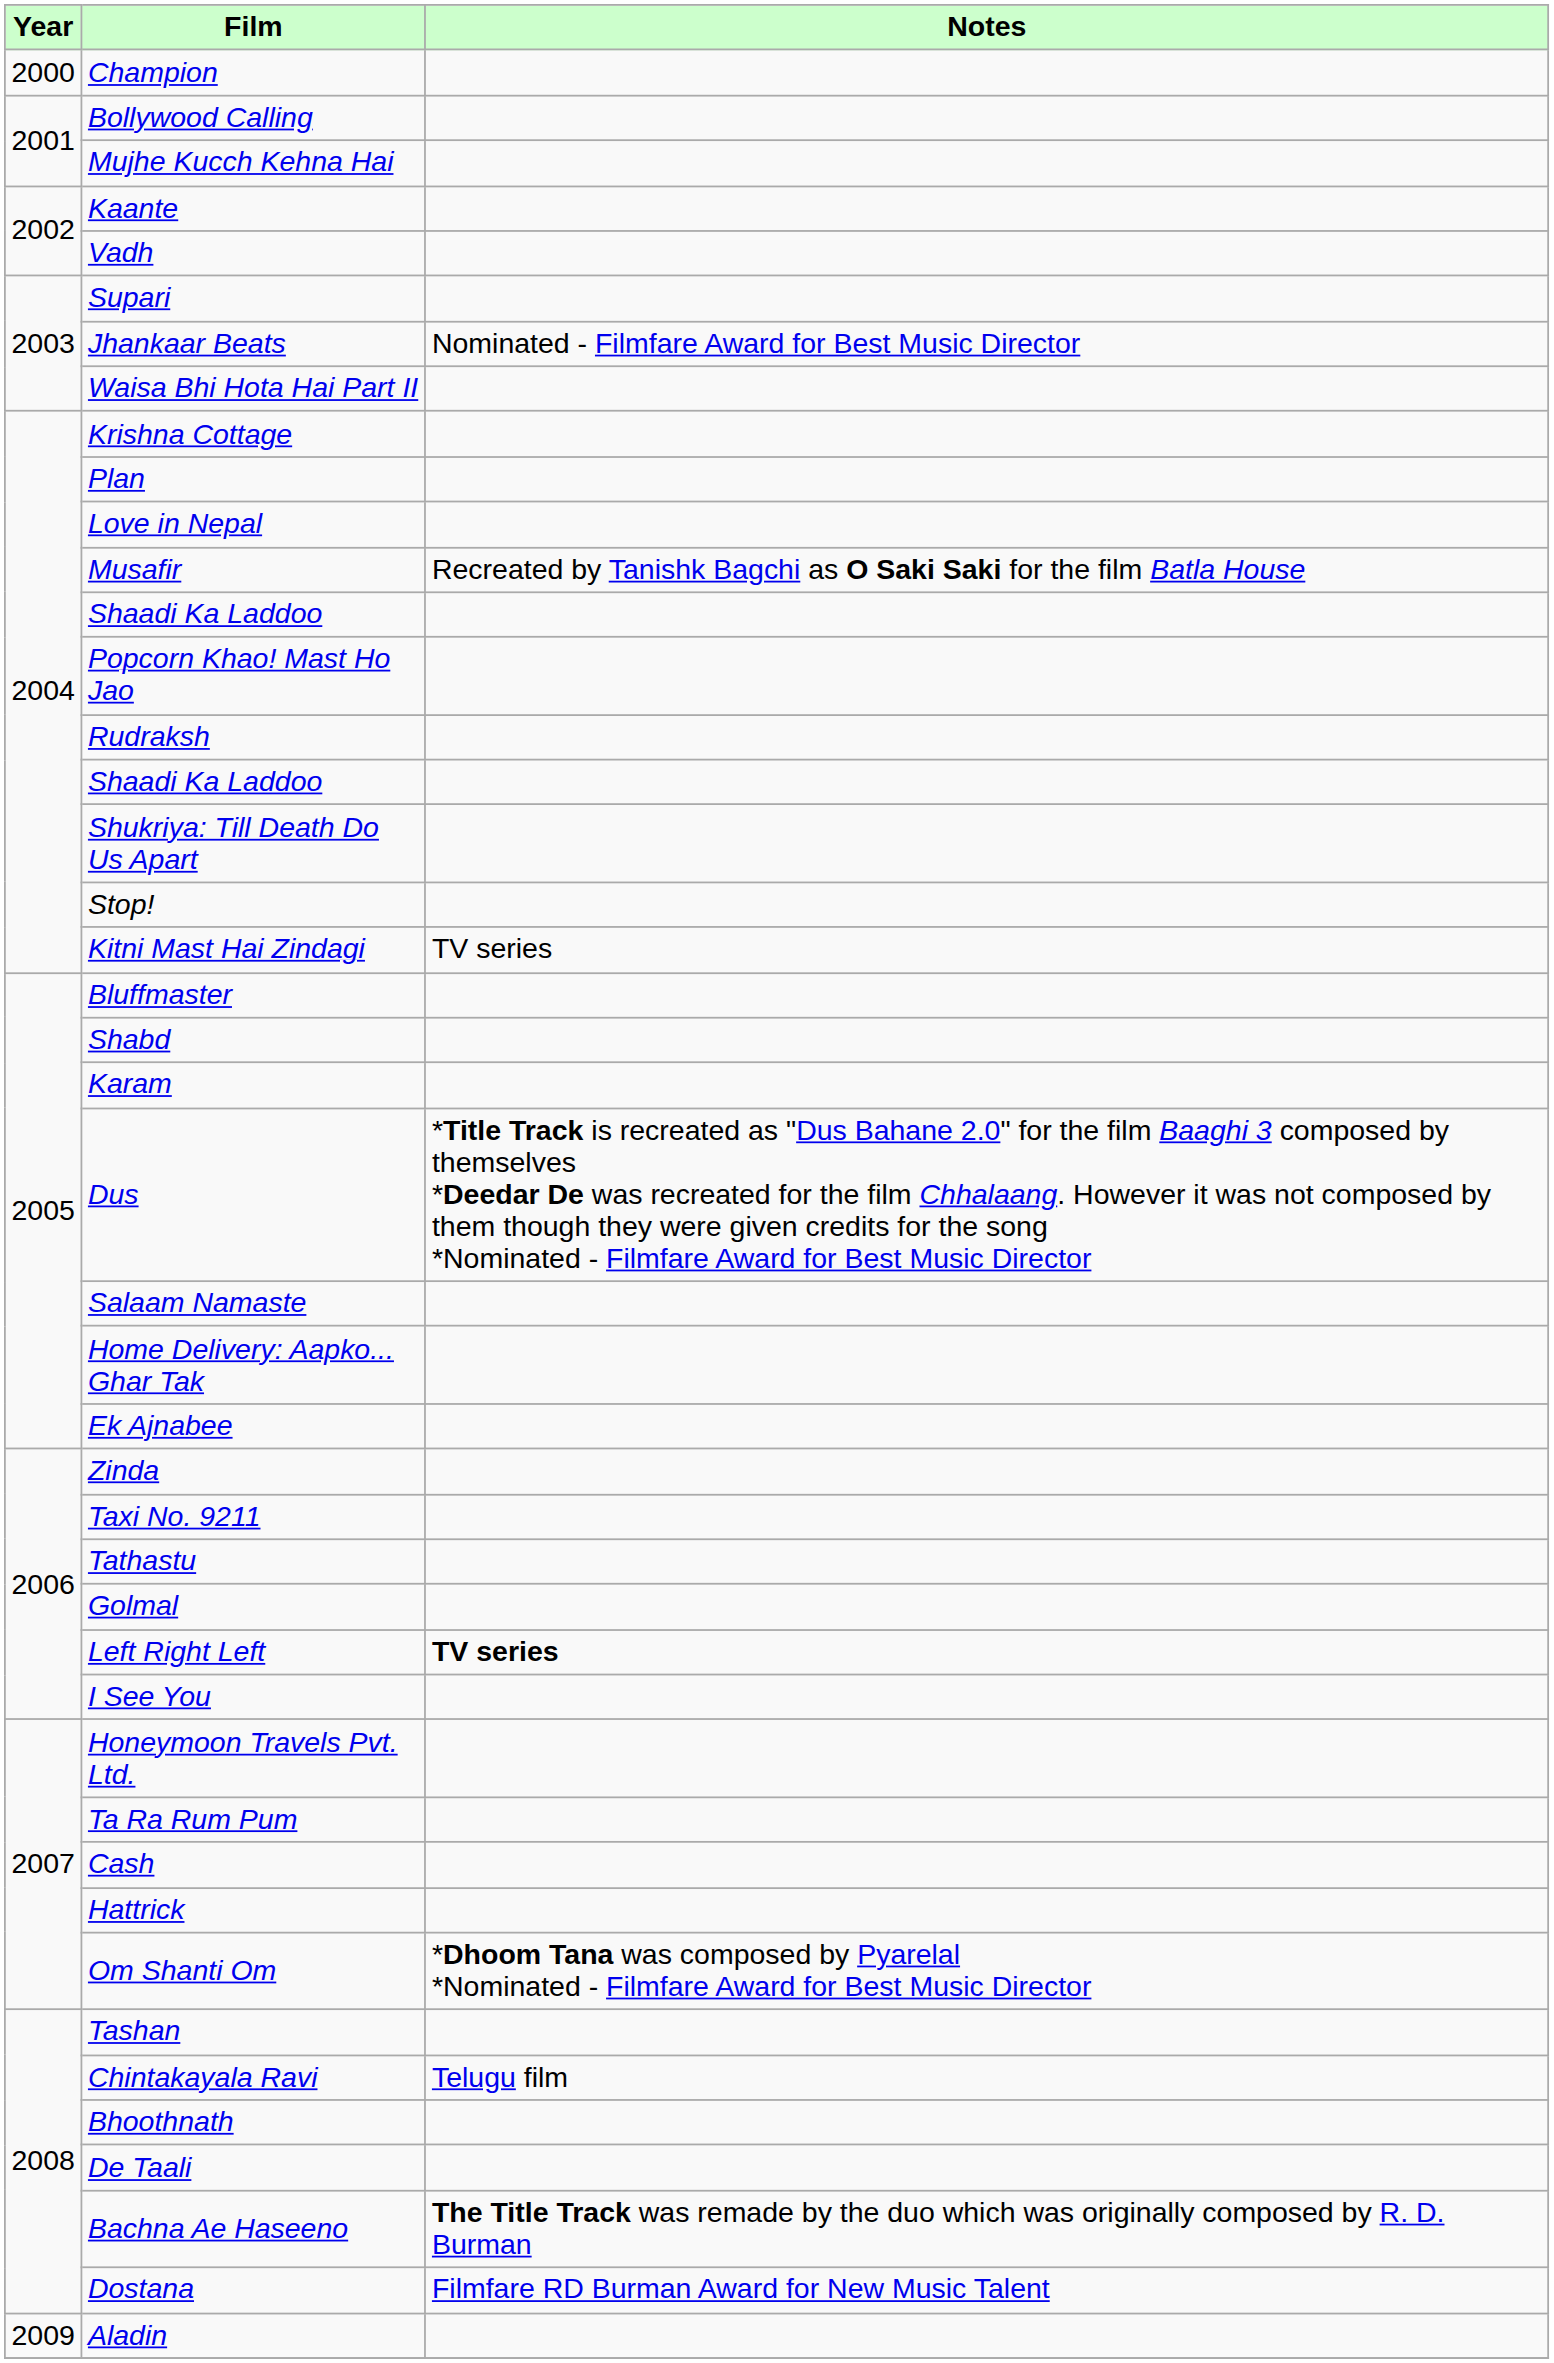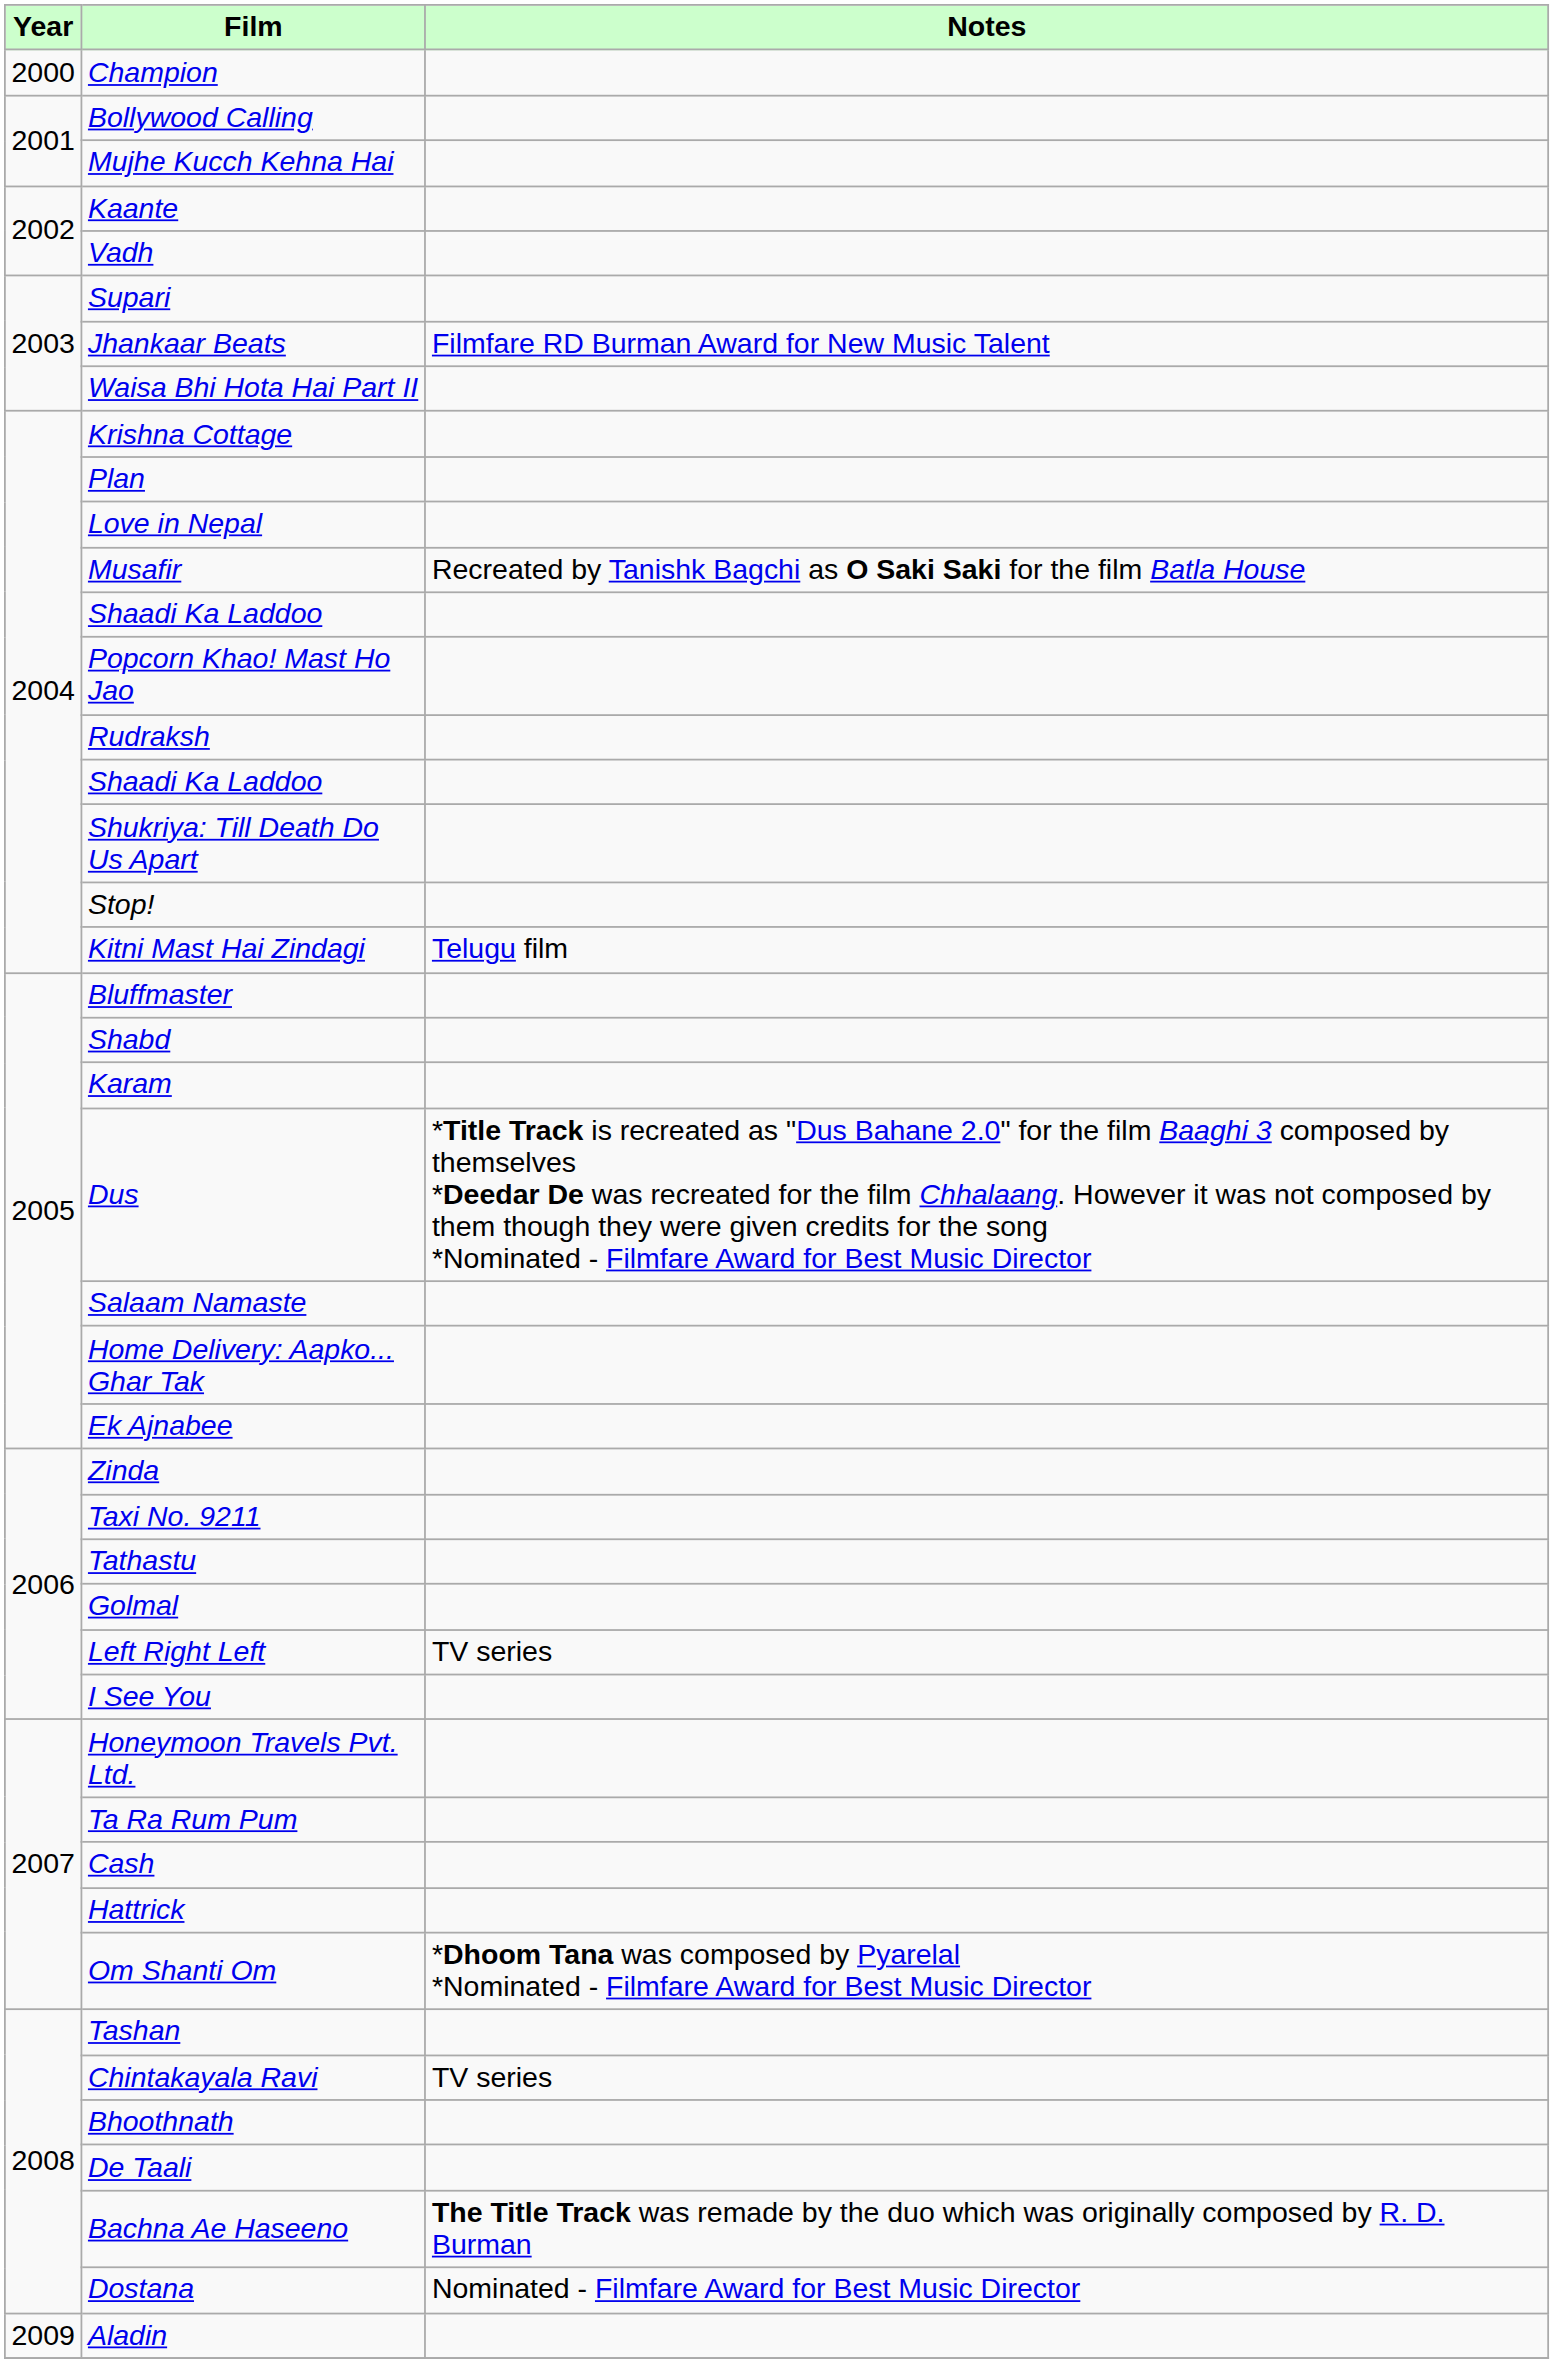(756, 343) Nominated - Filmfare Award for Best Music Director -> (741, 343) Filmfare RD Burman Award for New Music Talent
(492, 949) TV series -> (500, 949) Telugu film
(495, 1651) bold -> (492, 1651) normal
(500, 2076) Telugu film -> (492, 2076) TV series
(741, 2289) Filmfare RD Burman Award for New Music Talent -> (756, 2289) Nominated - Filmfare Award for Best Music Director
